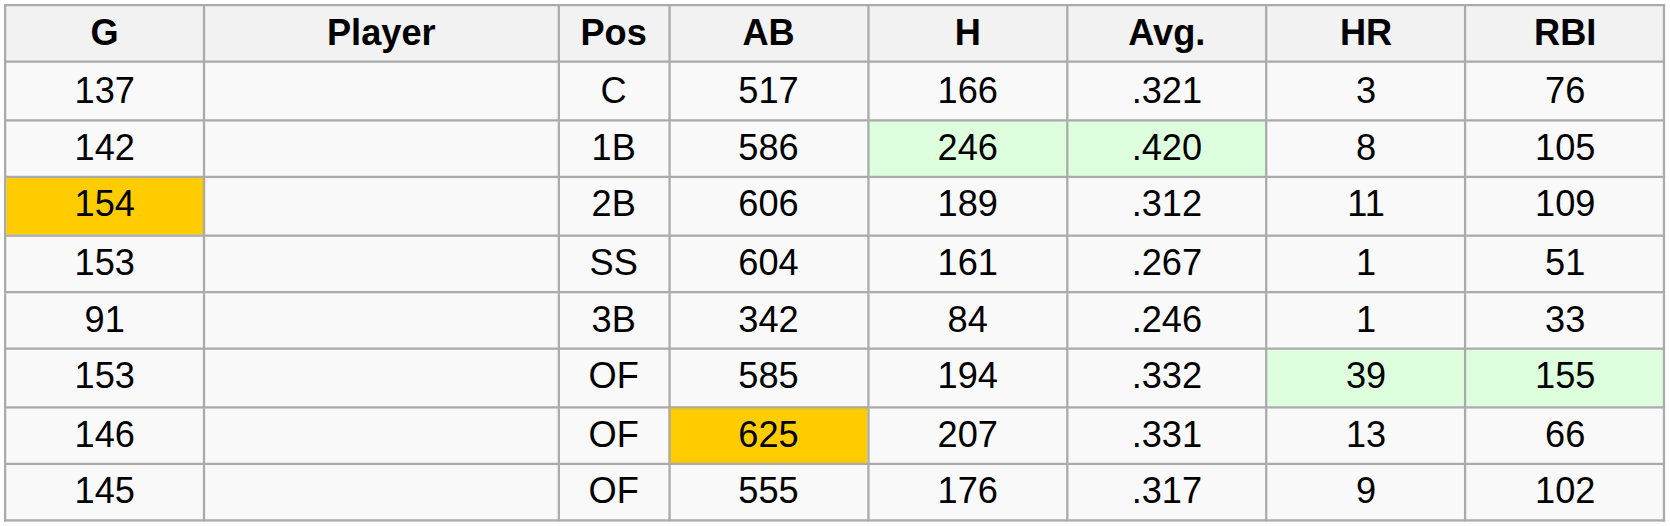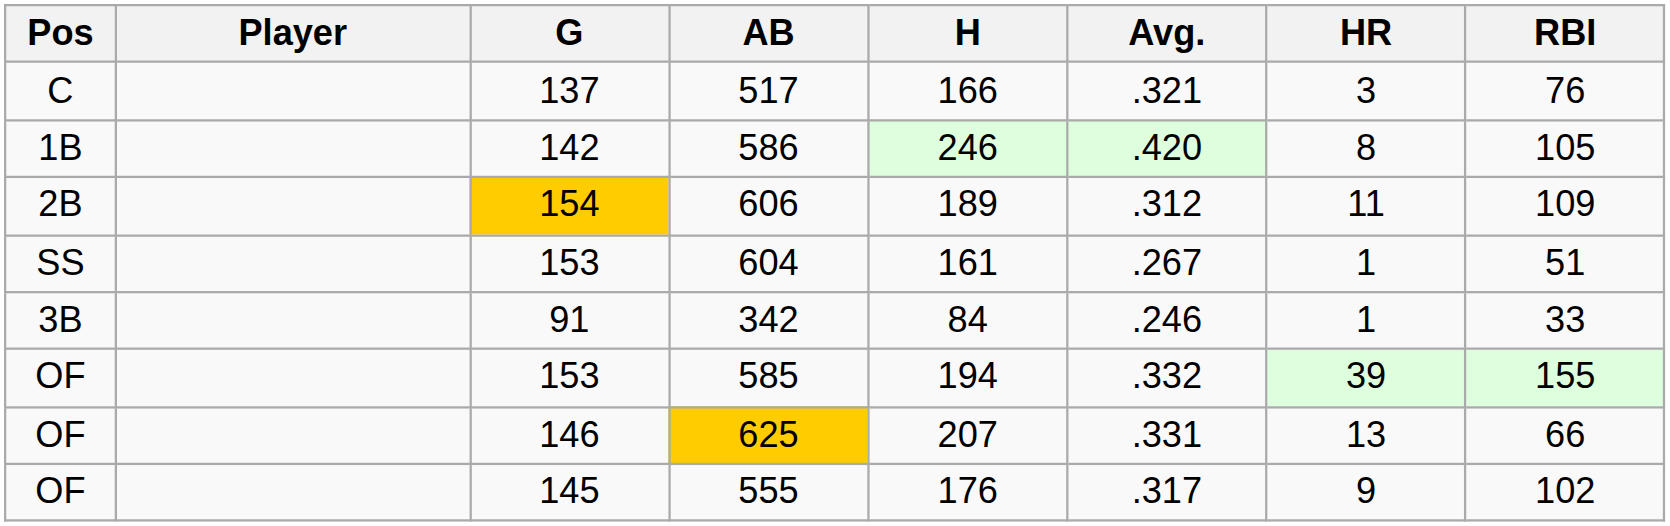columns swapped: (614, 33) <-> (105, 33)
